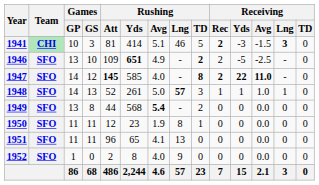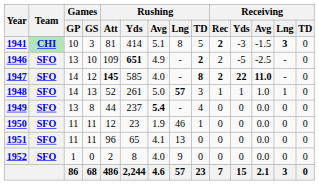(180, 44) 46 -> (180, 44) 8
(134, 108) 568 -> (134, 108) 237
(200, 108) 2 -> (200, 108) 4
(180, 124) 8 -> (180, 124) 46
